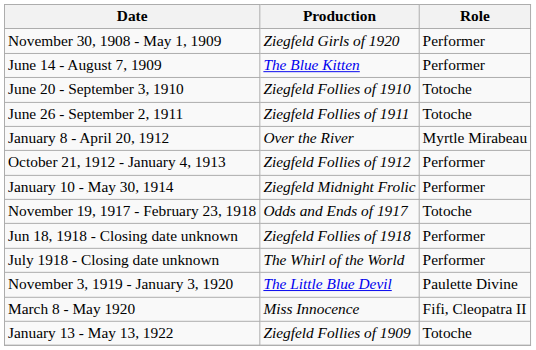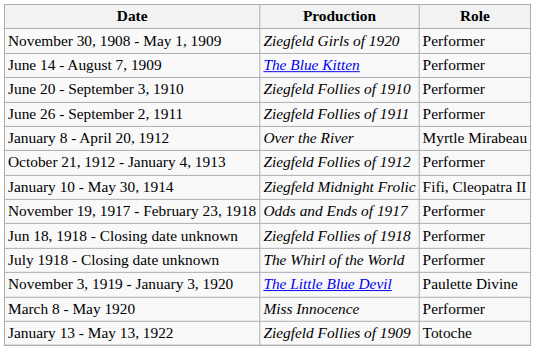(447, 89) Totoche -> (454, 89) Performer
(447, 114) Totoche -> (454, 114) Performer
(454, 187) Performer -> (474, 187) Fifi, Cleopatra II
(447, 211) Totoche -> (454, 211) Performer
(474, 308) Fifi, Cleopatra II -> (454, 308) Performer
